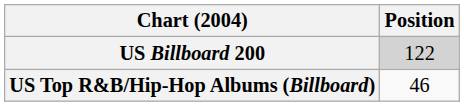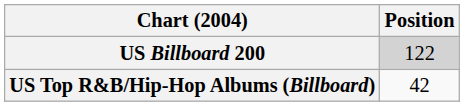(420, 85) 46 -> (420, 85) 42
